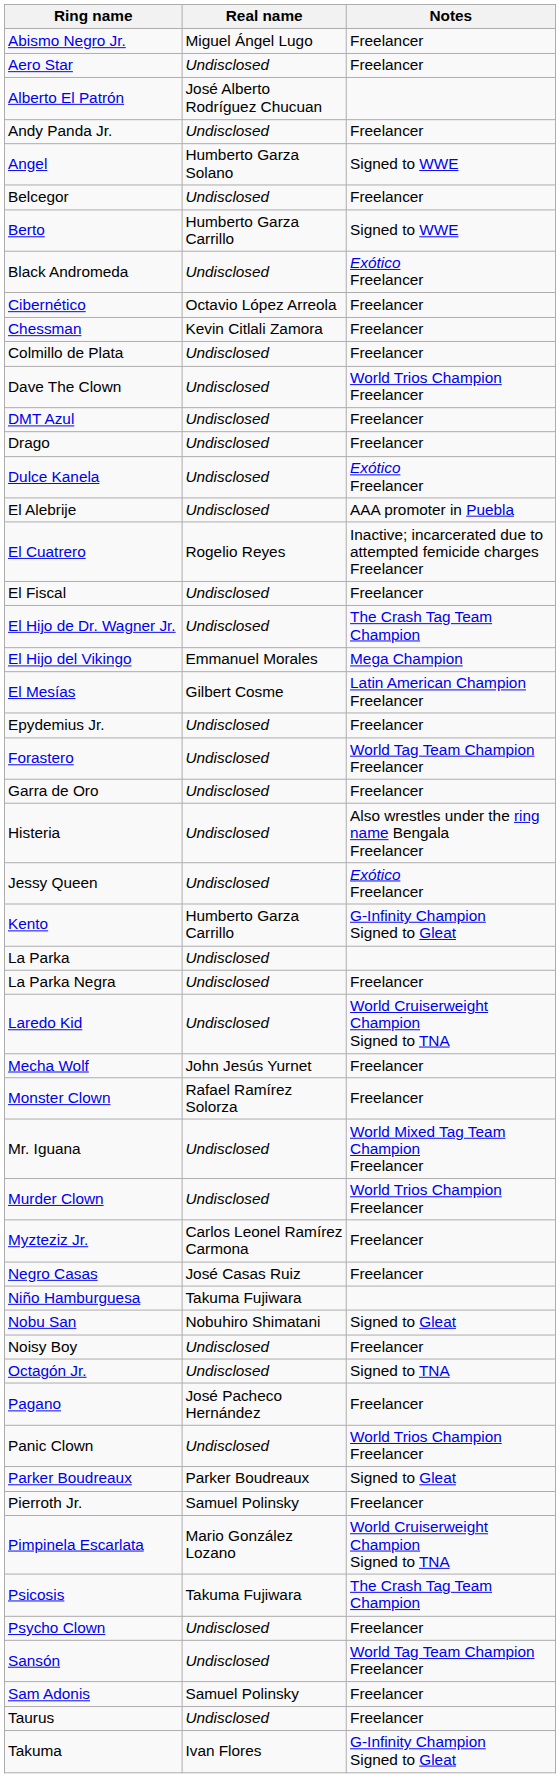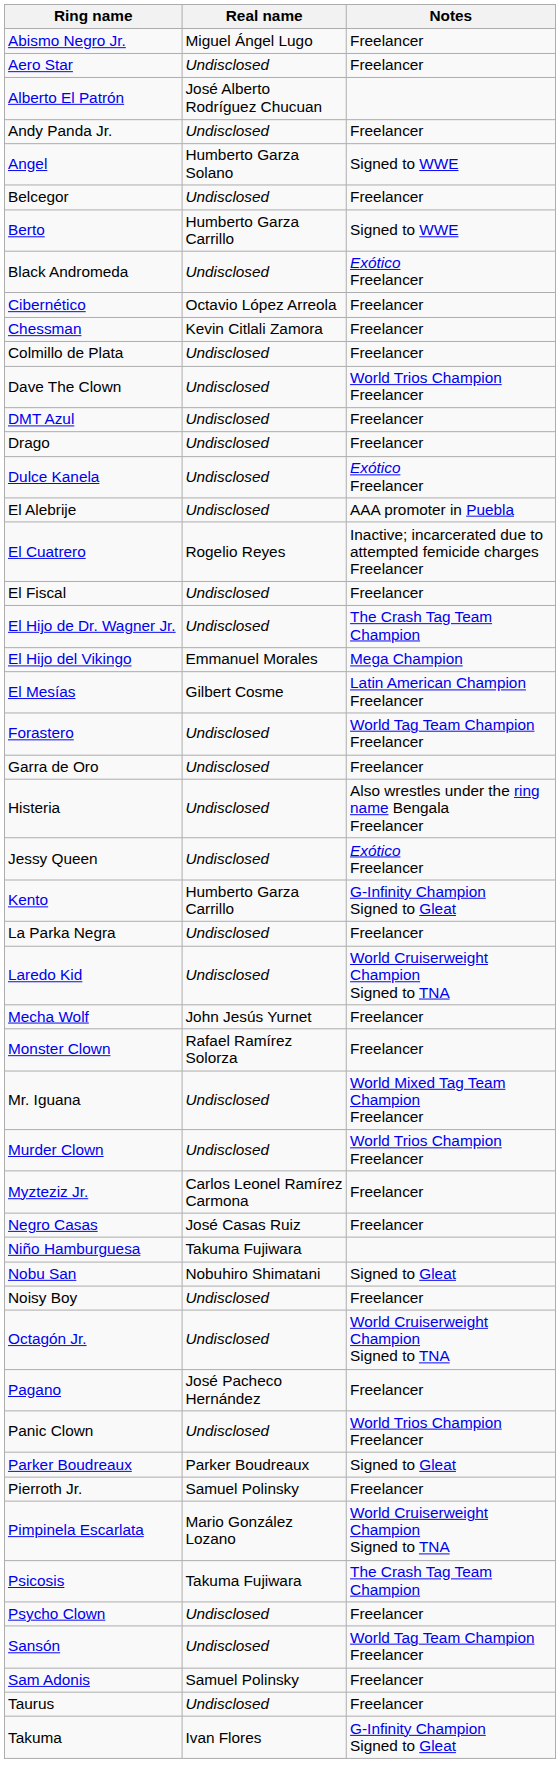- row: (56, 725)
- row: (39, 957)
(400, 1371) Signed to TNA -> (419, 1339) World Cruiserweight Champion Signed to TNA
